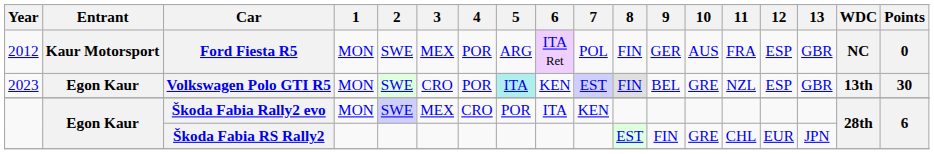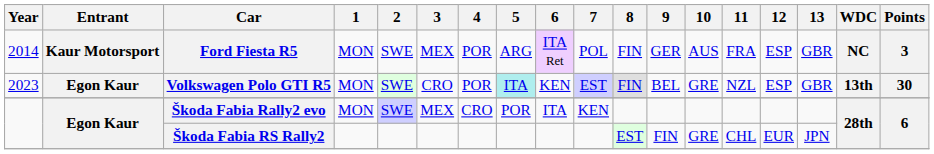(23, 51) 2012 -> (23, 51) 2014
(904, 51) 0 -> (904, 51) 3
